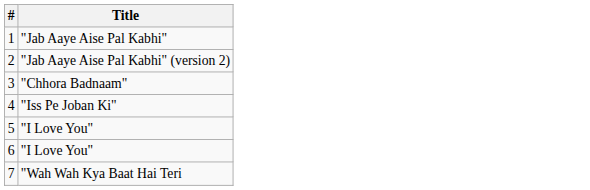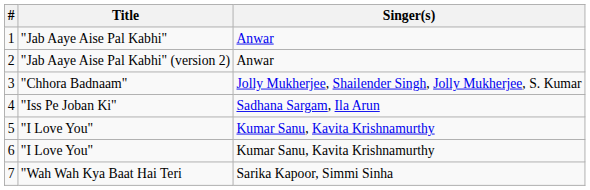+ column: (409, 15)
